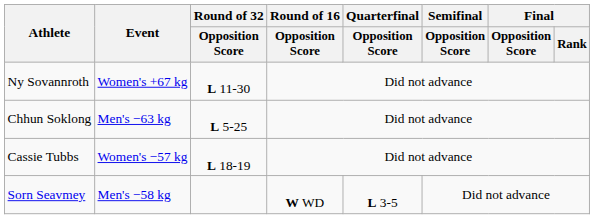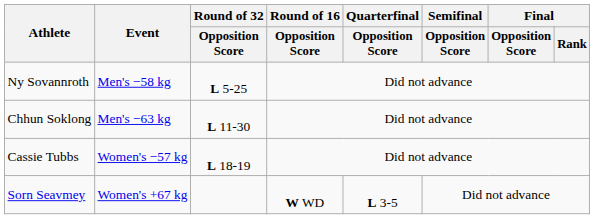(143, 81) Women's +67 kg -> (134, 81) Men's −58 kg
(229, 89) L 11-30 -> (229, 89) L 5-25
(229, 127) L 5-25 -> (229, 127) L 11-30
(134, 195) Men's −58 kg -> (143, 195) Women's +67 kg
